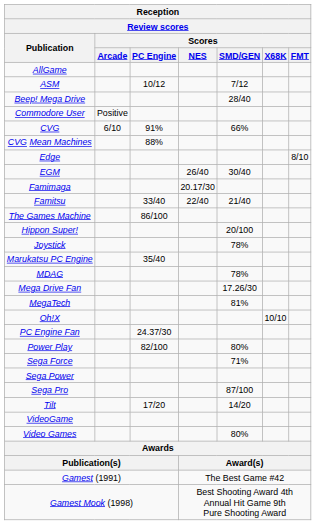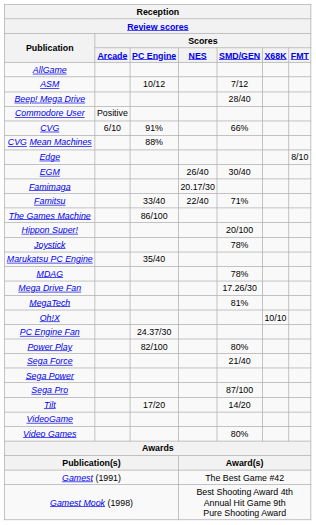(240, 201) 21/40 -> (240, 201) 71%
(240, 361) 71% -> (240, 361) 21/40
